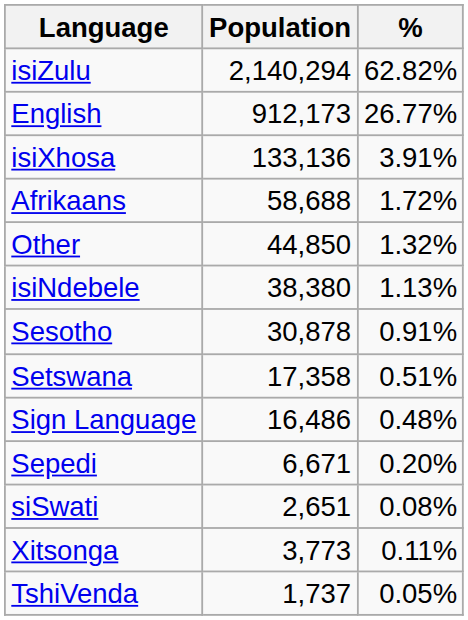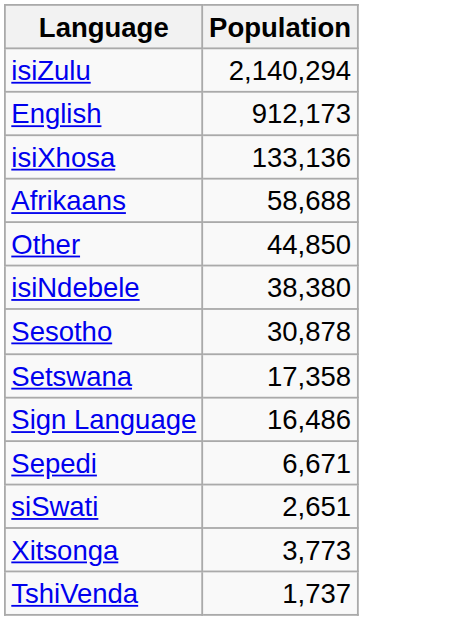- column: (411, 27)
